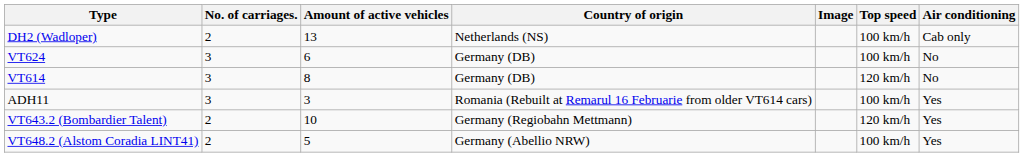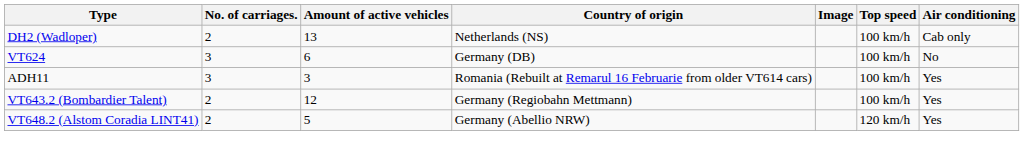- row: (26, 78)
(310, 120) 10 -> (310, 99) 12
(885, 120) 120 km/h -> (885, 99) 100 km/h
(885, 141) 100 km/h -> (885, 120) 120 km/h
